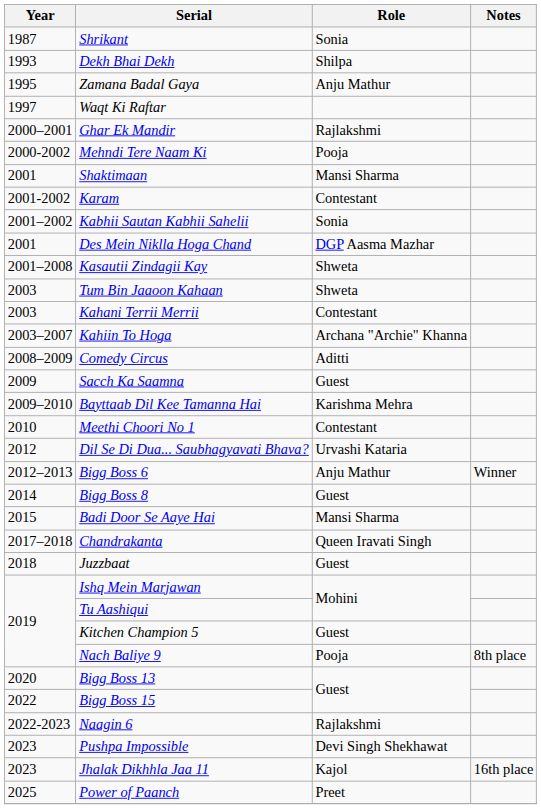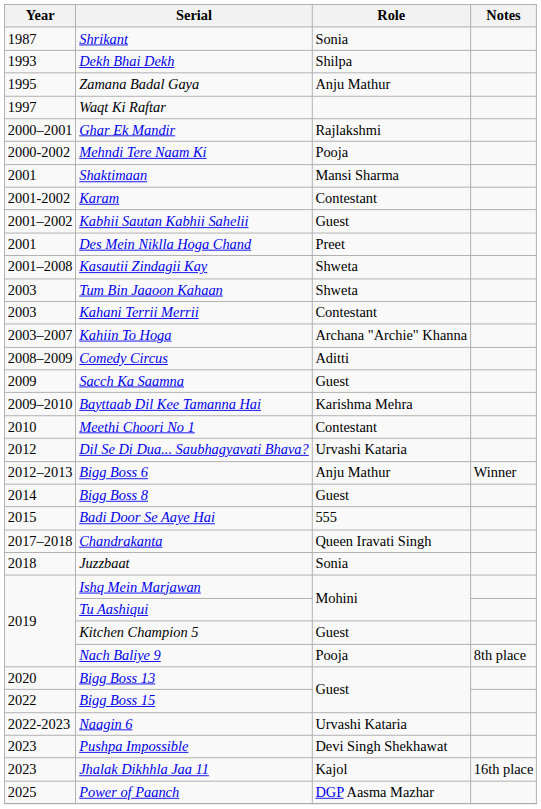(332, 221) Sonia -> (332, 221) Guest
(375, 244) DGP Aasma Mazhar -> (330, 244) Preet
(357, 518) Mansi Sharma -> (326, 518) 555
(332, 564) Guest -> (332, 564) Sonia
(348, 723) Rajlakshmi -> (361, 723) Urvashi Kataria
(330, 792) Preet -> (375, 792) DGP Aasma Mazhar
